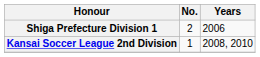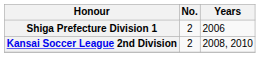(190, 44) 1 -> (190, 44) 2
